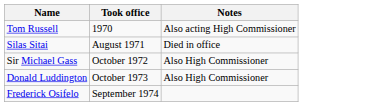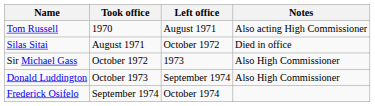+ column: (197, 12)
